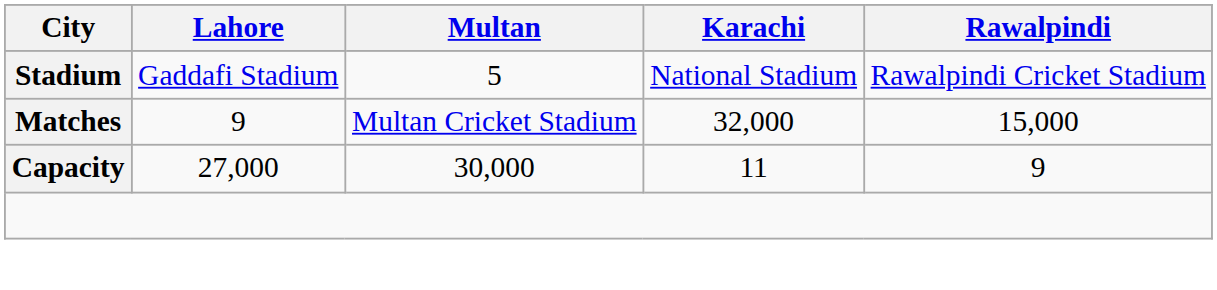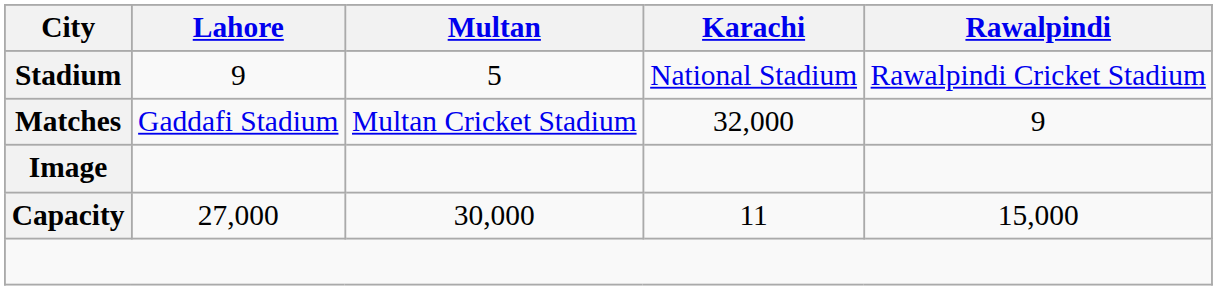(238, 74) Gaddafi Stadium -> (238, 74) 9
(238, 121) 9 -> (238, 121) Gaddafi Stadium
(1038, 121) 15,000 -> (1038, 121) 9
+ row: (68, 167)
(1038, 167) 9 -> (1038, 214) 15,000
